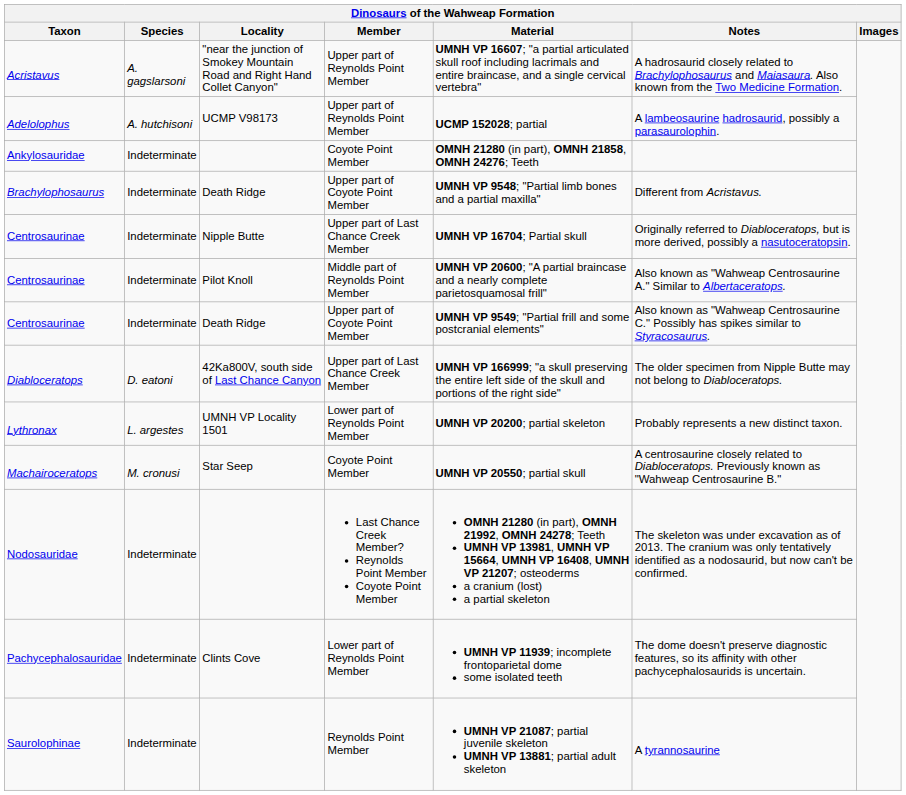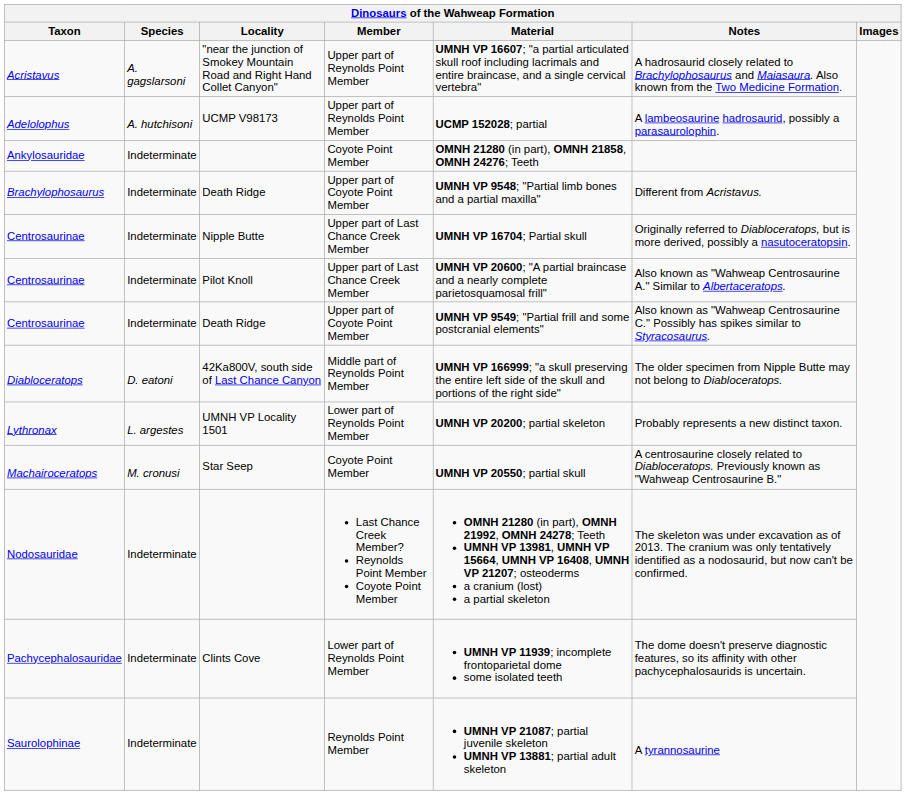(366, 280) Middle part of Reynolds Point Member -> (373, 280) Upper part of Last Chance Creek Member
(373, 373) Upper part of Last Chance Creek Member -> (366, 373) Middle part of Reynolds Point Member
